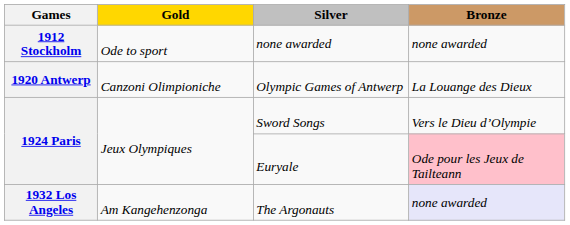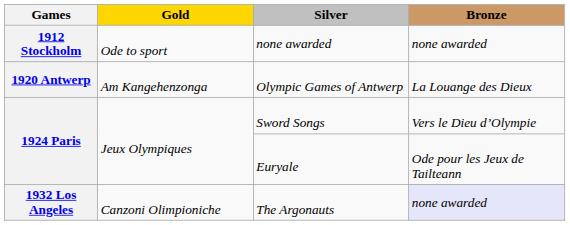(161, 87) Canzoni Olimpioniche -> (154, 87) Am Kangehenzonga
(468, 166) pink background -> (468, 166) no background
(154, 209) Am Kangehenzonga -> (161, 209) Canzoni Olimpioniche
